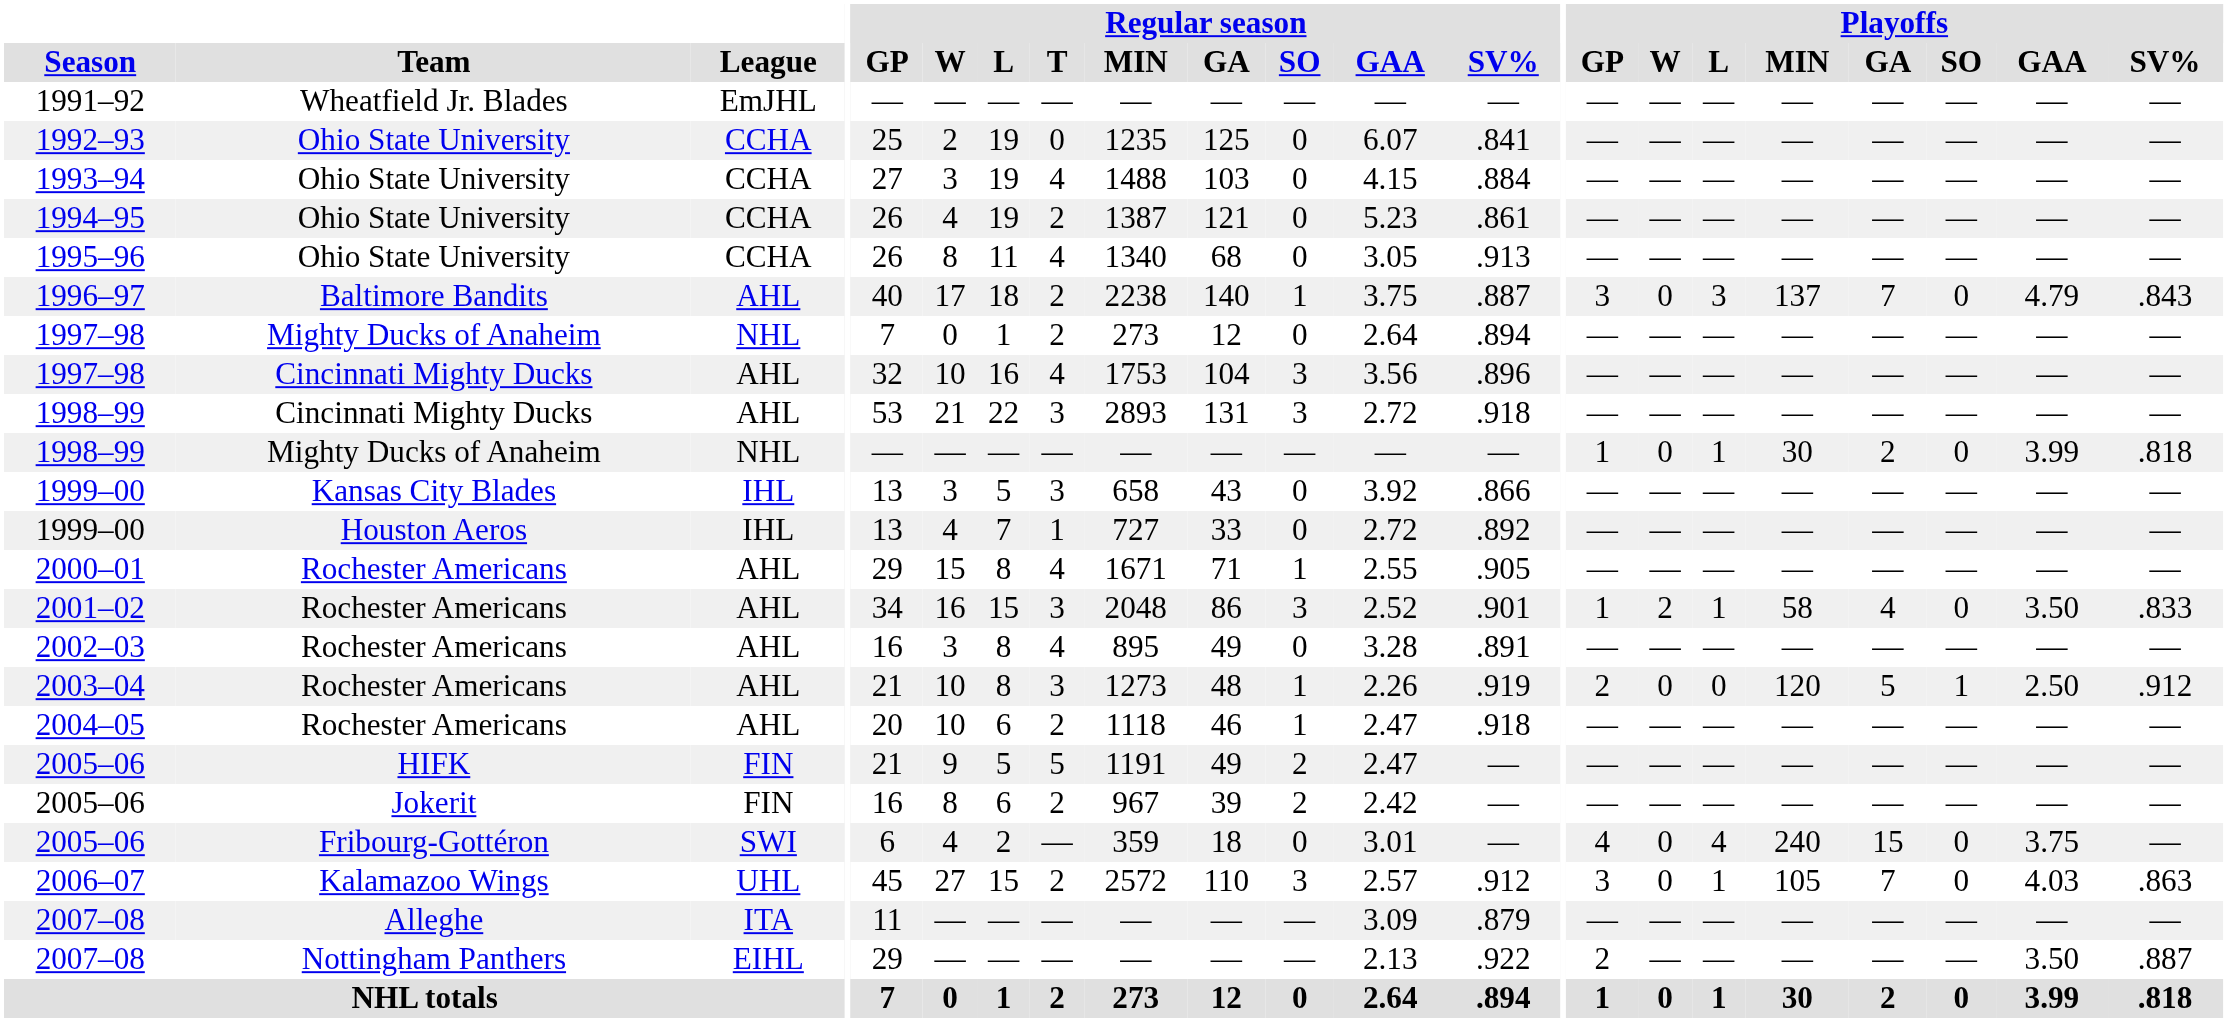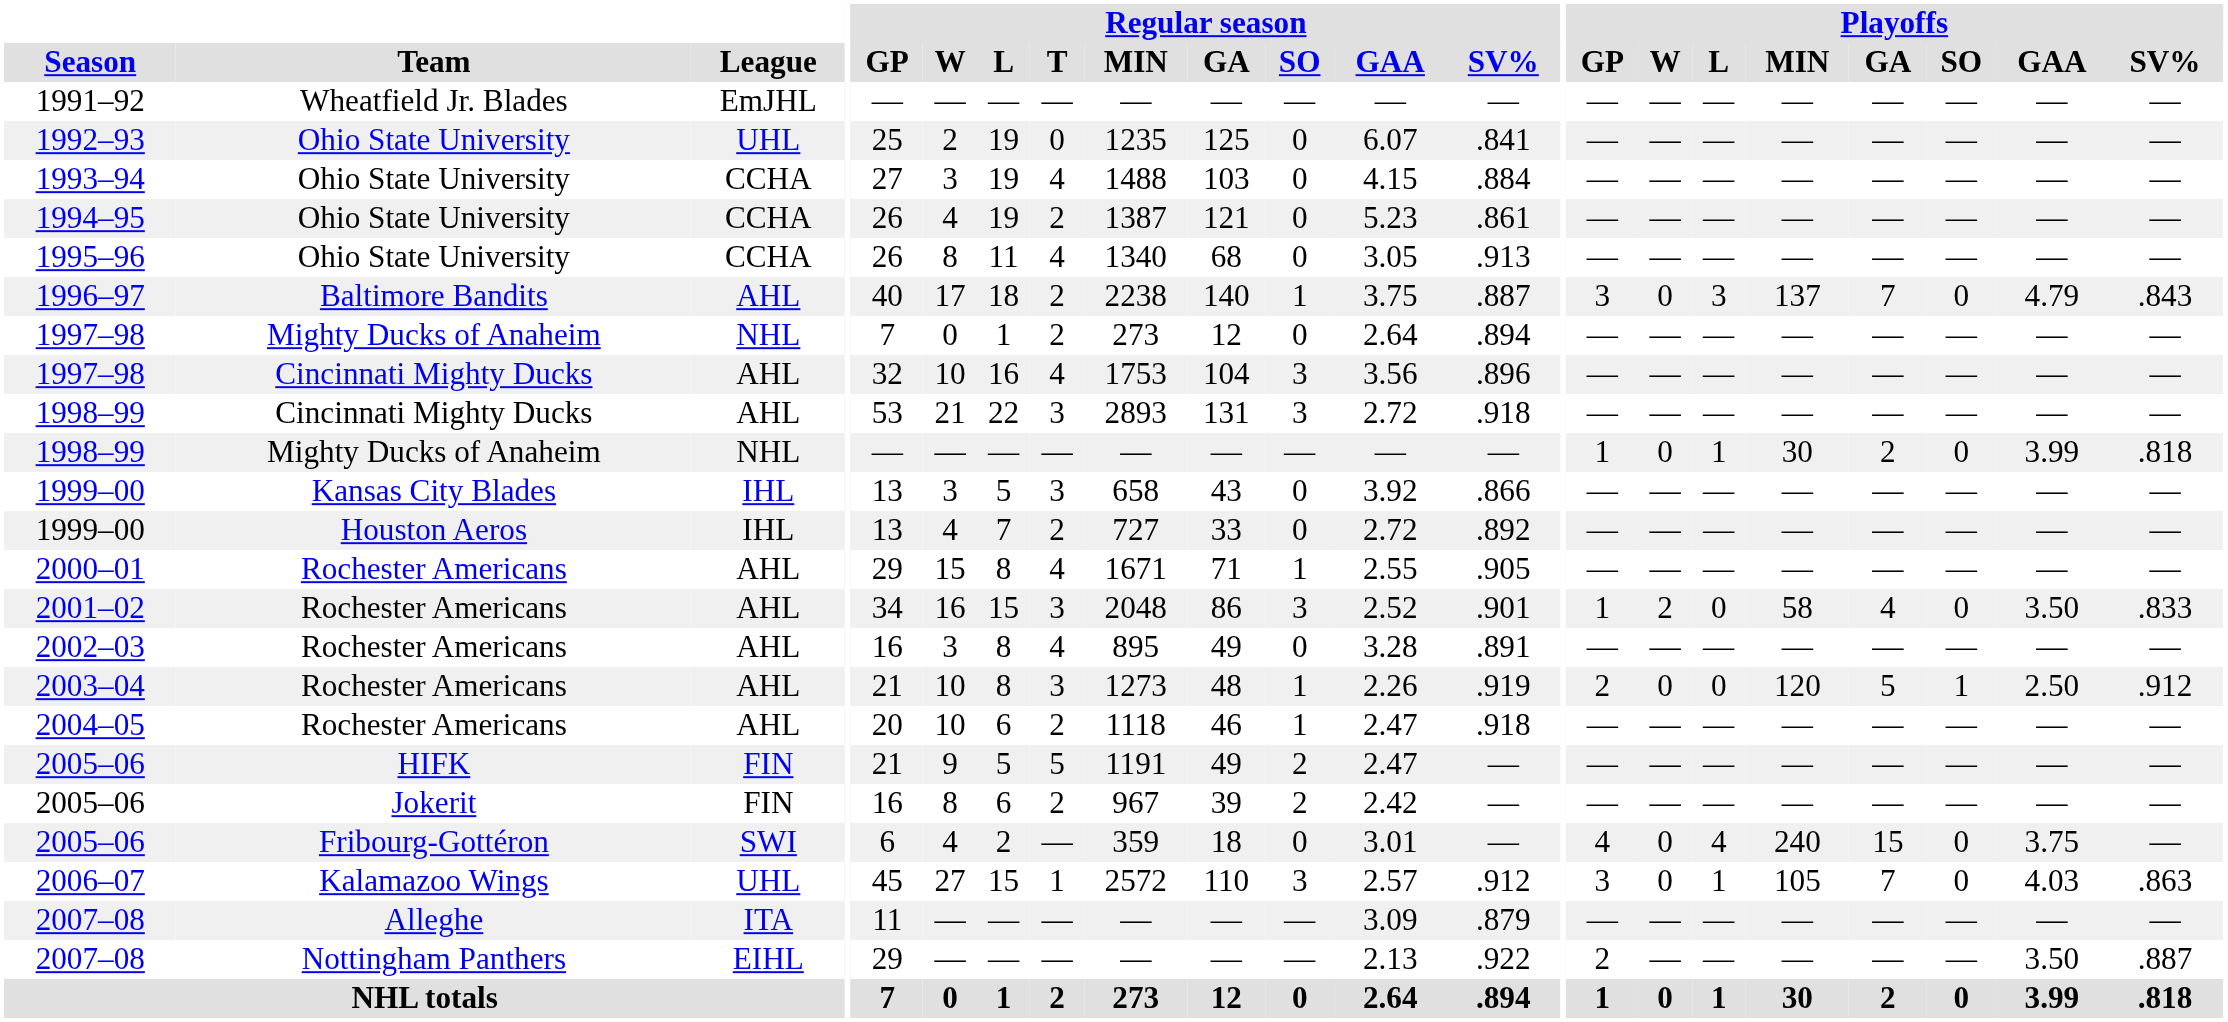(768, 140) CCHA -> (768, 140) UHL
(1057, 530) 1 -> (1057, 530) 2
(1719, 608) 1 -> (1719, 608) 0
(1057, 881) 2 -> (1057, 881) 1
